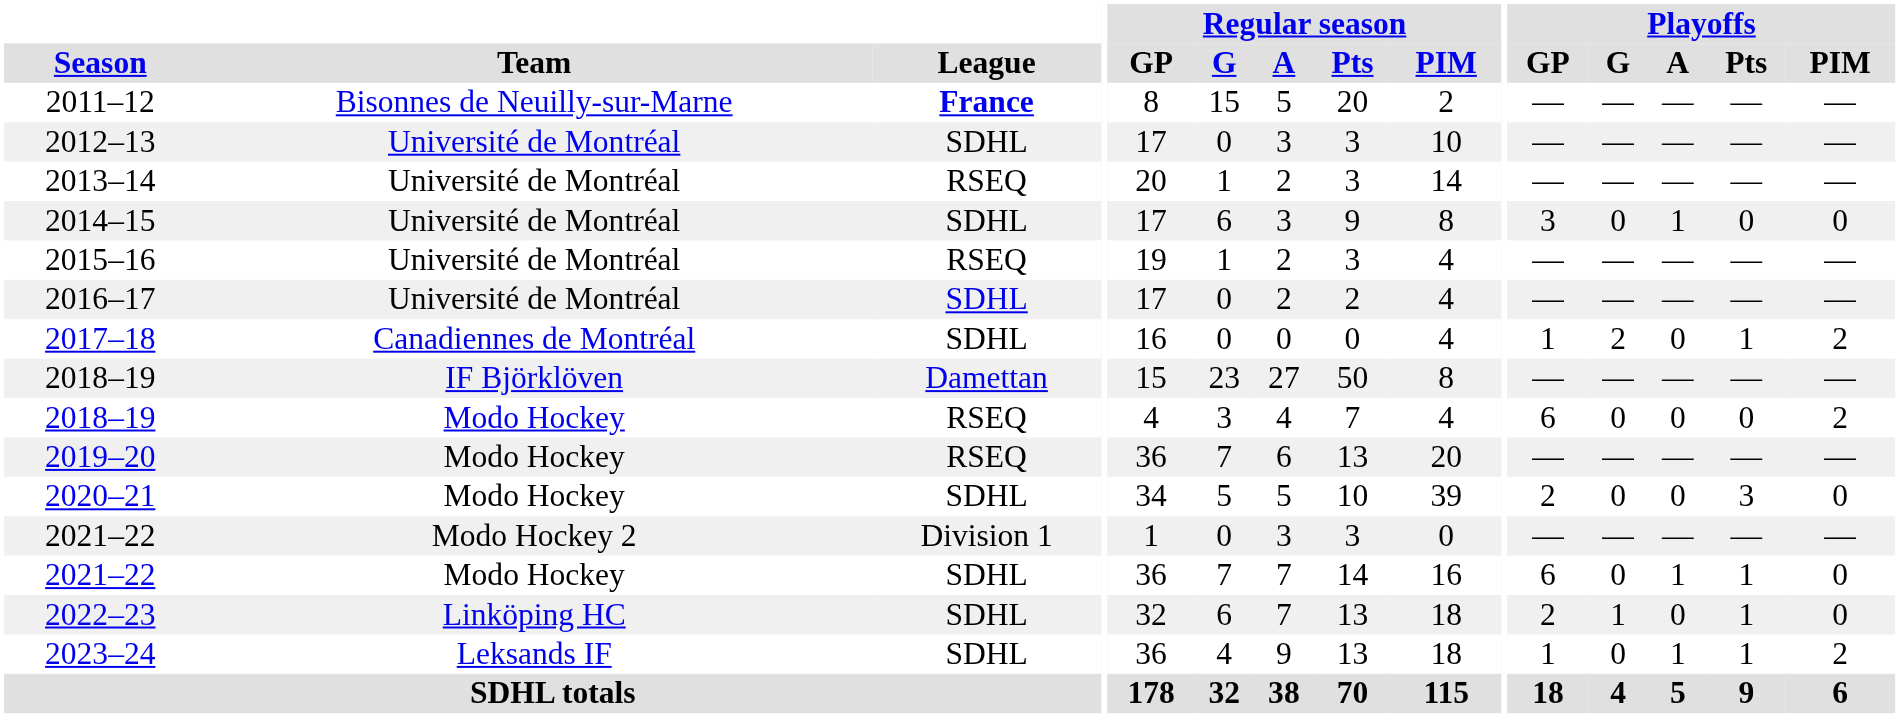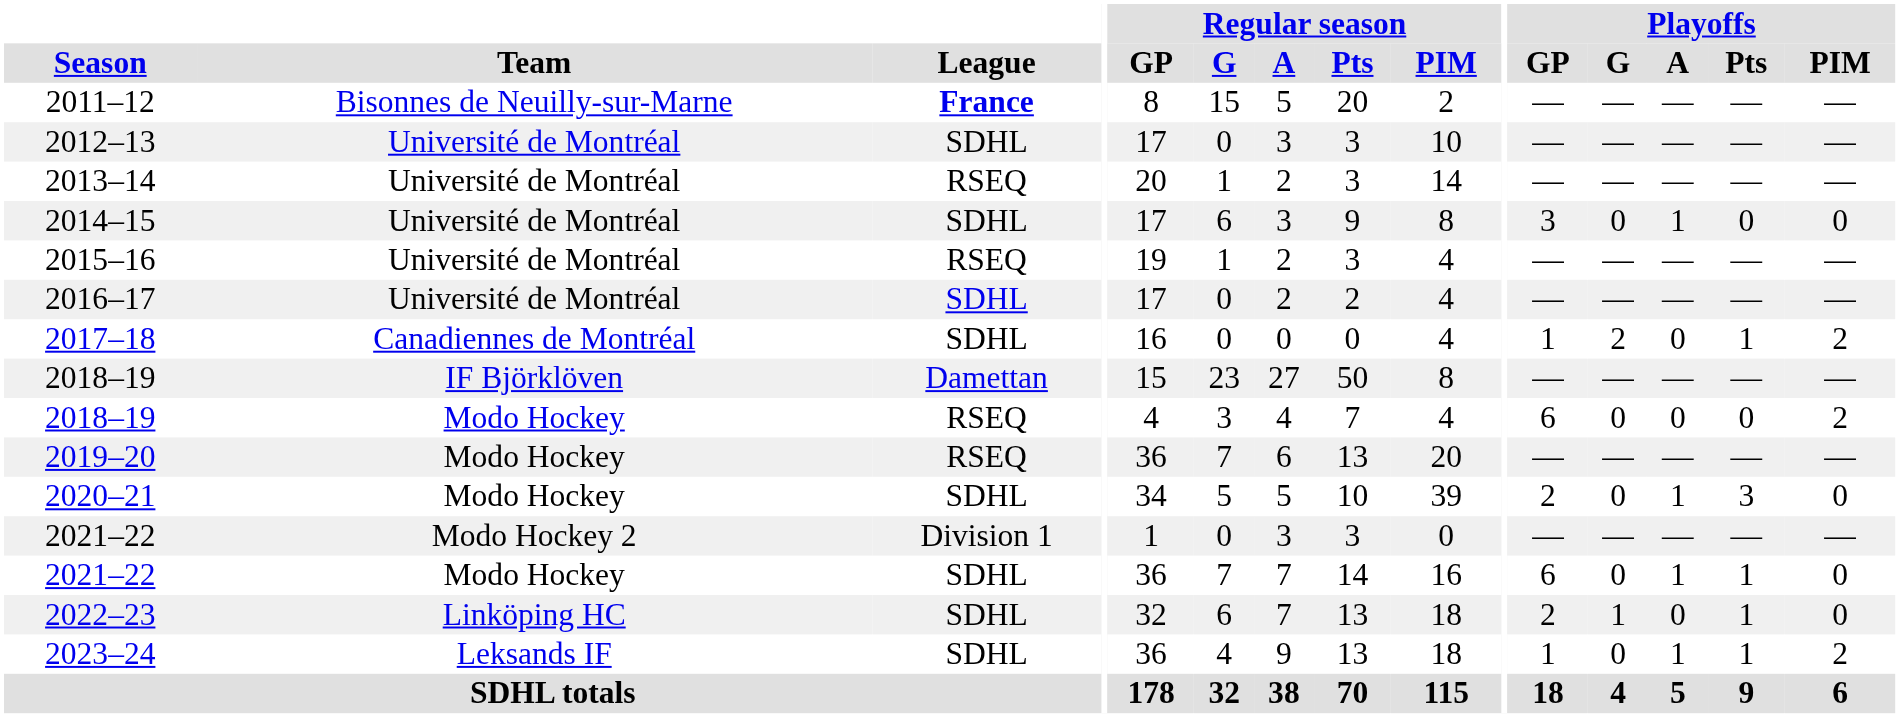(1678, 496) 0 -> (1678, 496) 1
